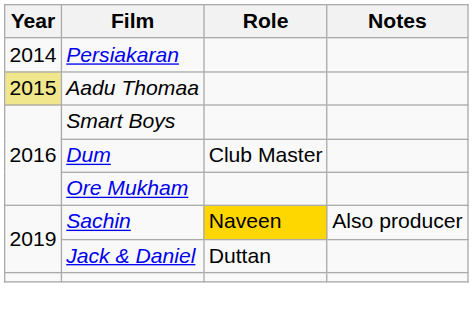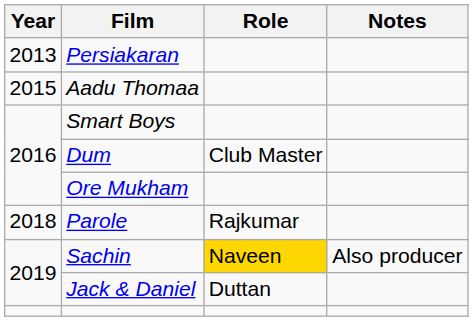(33, 54) 2014 -> (33, 54) 2013
(33, 88) khaki background -> (33, 88) no background
+ row: (97, 222)
